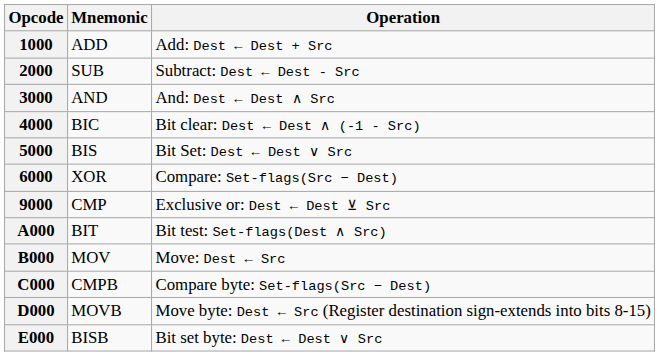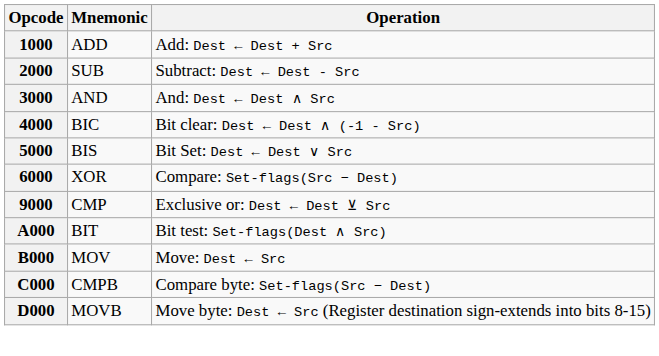- row: (36, 337)
